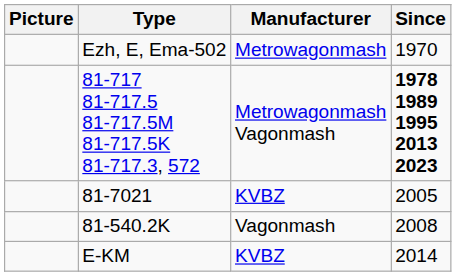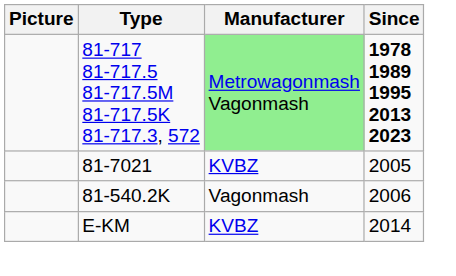- row: (154, 49)
(311, 122) no background -> (284, 92) lightgreen background
(416, 226) 2008 -> (390, 195) 2006
